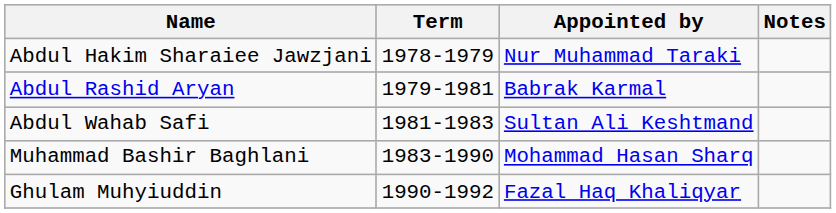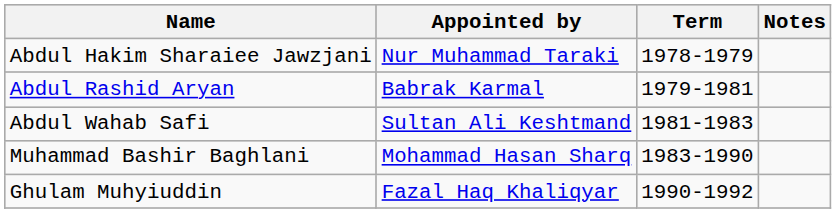columns swapped: (438, 22) <-> (629, 22)
